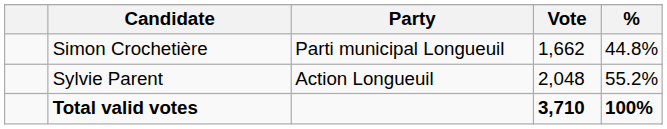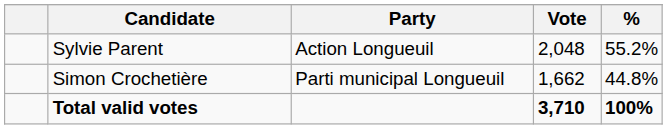rows swapped: (108, 78) <-> (130, 49)
